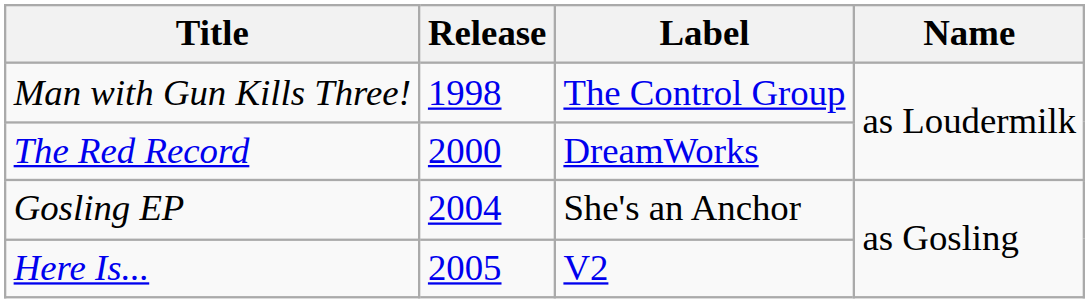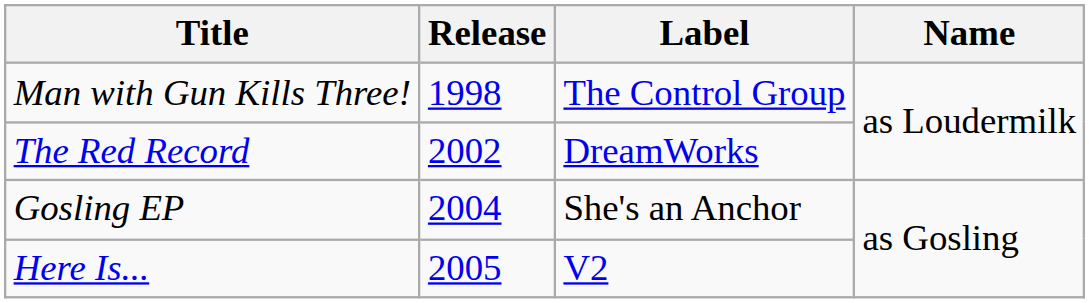(465, 150) 2000 -> (465, 150) 2002
